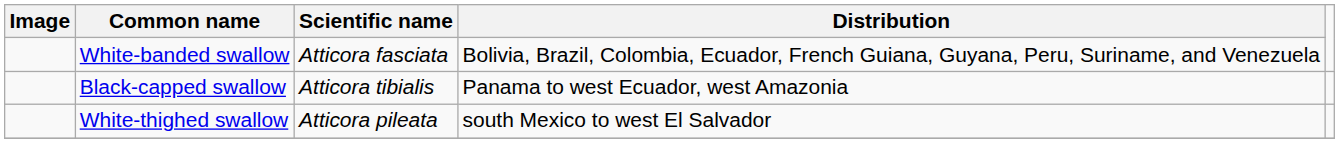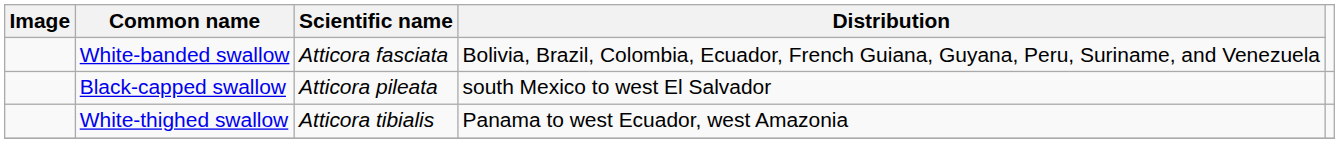(367, 87) Atticora tibialis -> (368, 87) Atticora pileata
(655, 87) Panama to west Ecuador, west Amazonia -> (617, 87) south Mexico to west El Salvador
(368, 120) Atticora pileata -> (367, 120) Atticora tibialis
(617, 120) south Mexico to west El Salvador -> (655, 120) Panama to west Ecuador, west Amazonia
